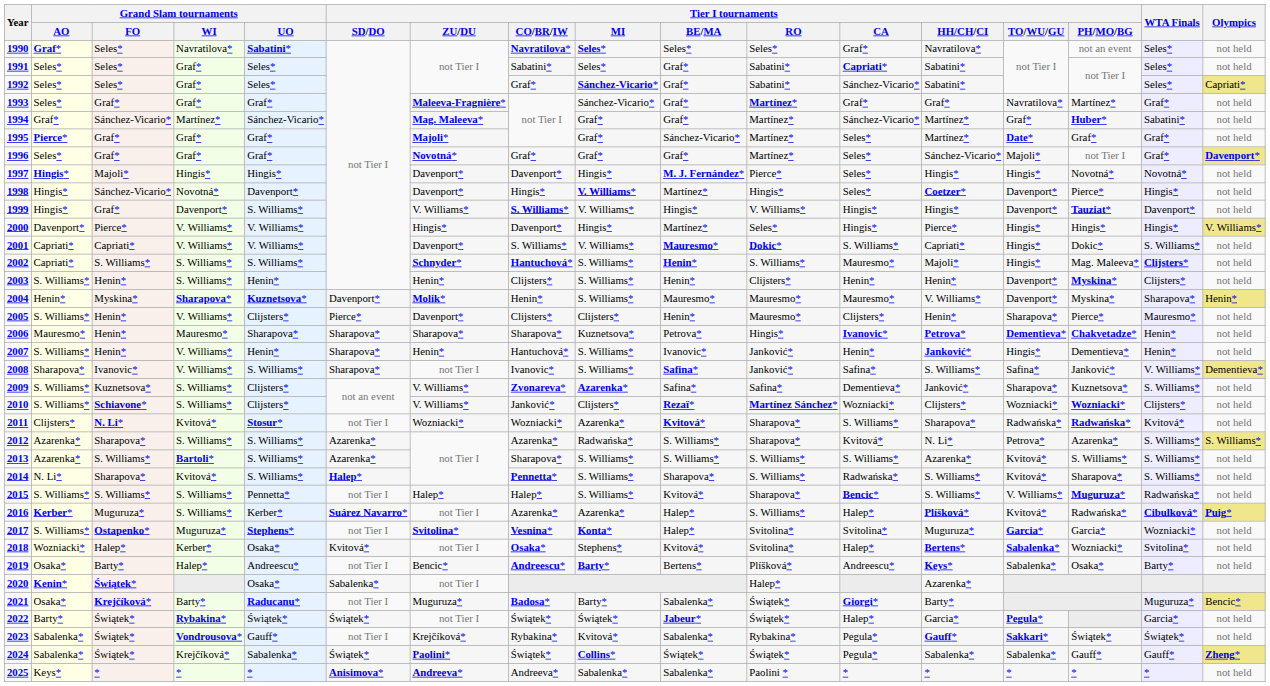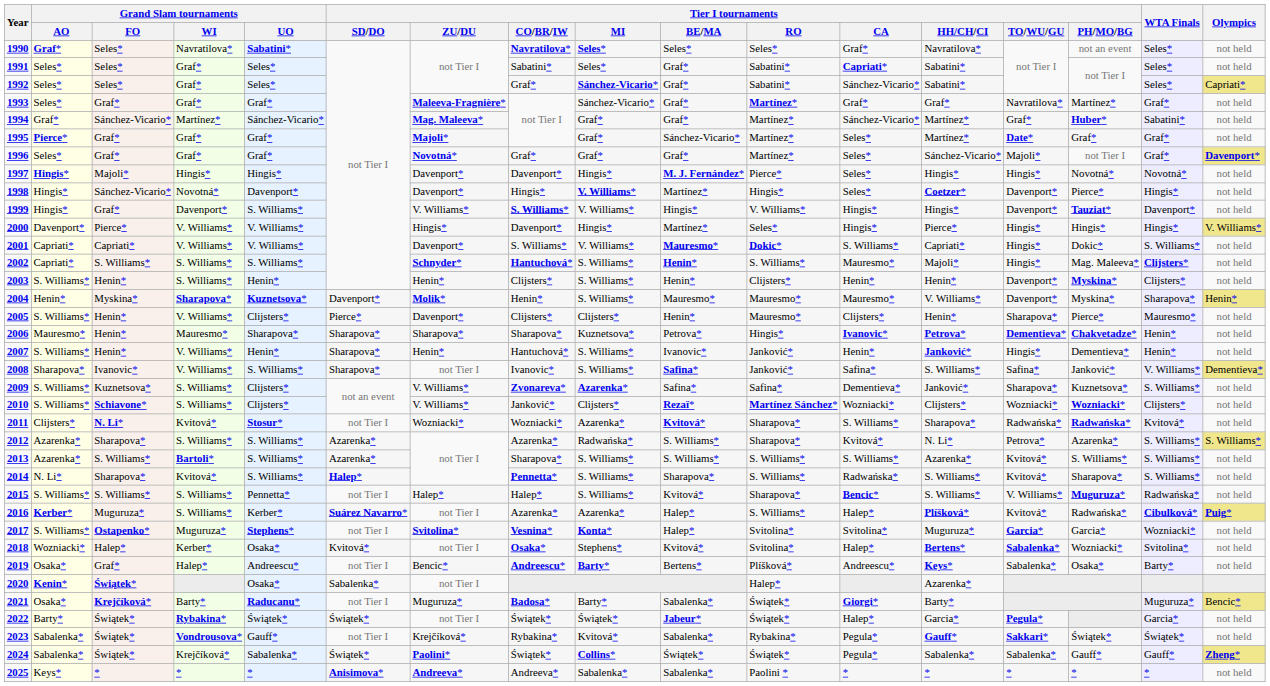(109, 565) Barty* -> (107, 565) Graf*
